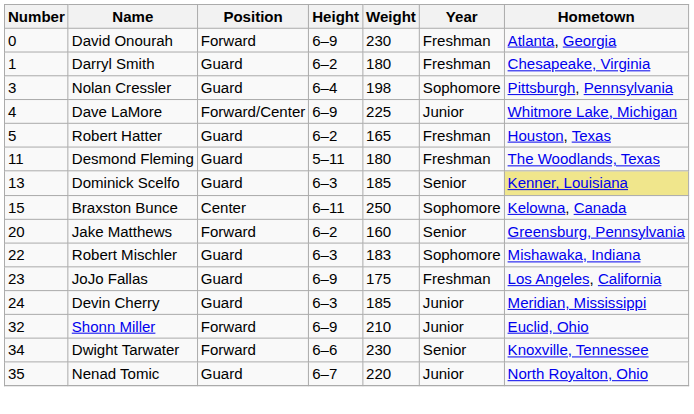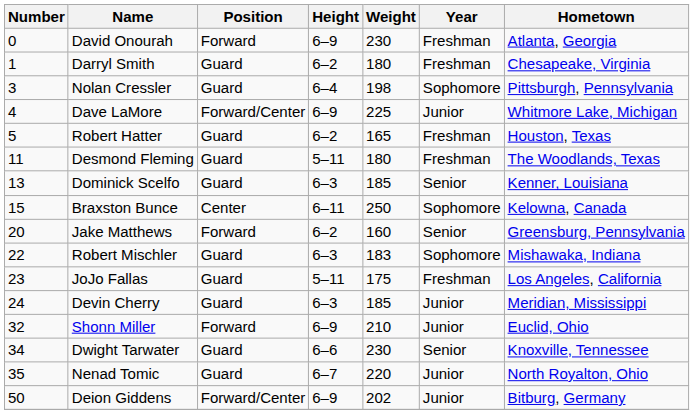(568, 183) khaki background -> (568, 183) no background
(325, 279) 6–9 -> (328, 279) 5–11
(228, 350) Forward -> (222, 350) Guard
+ row: (122, 398)
